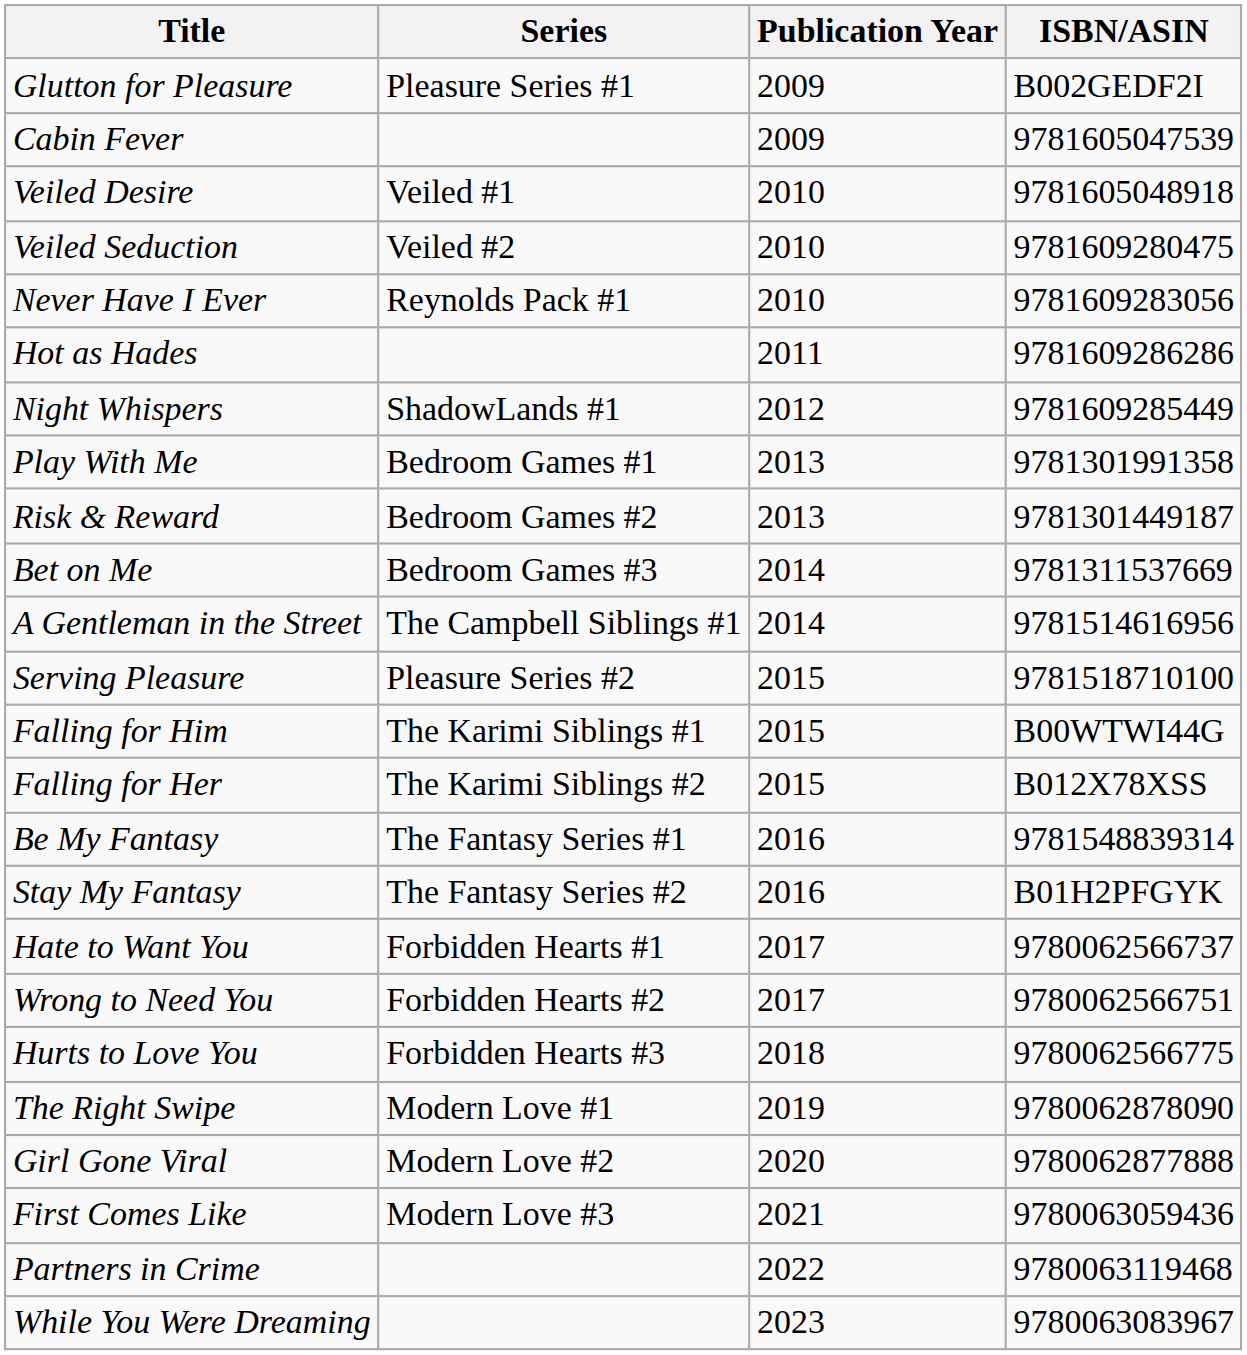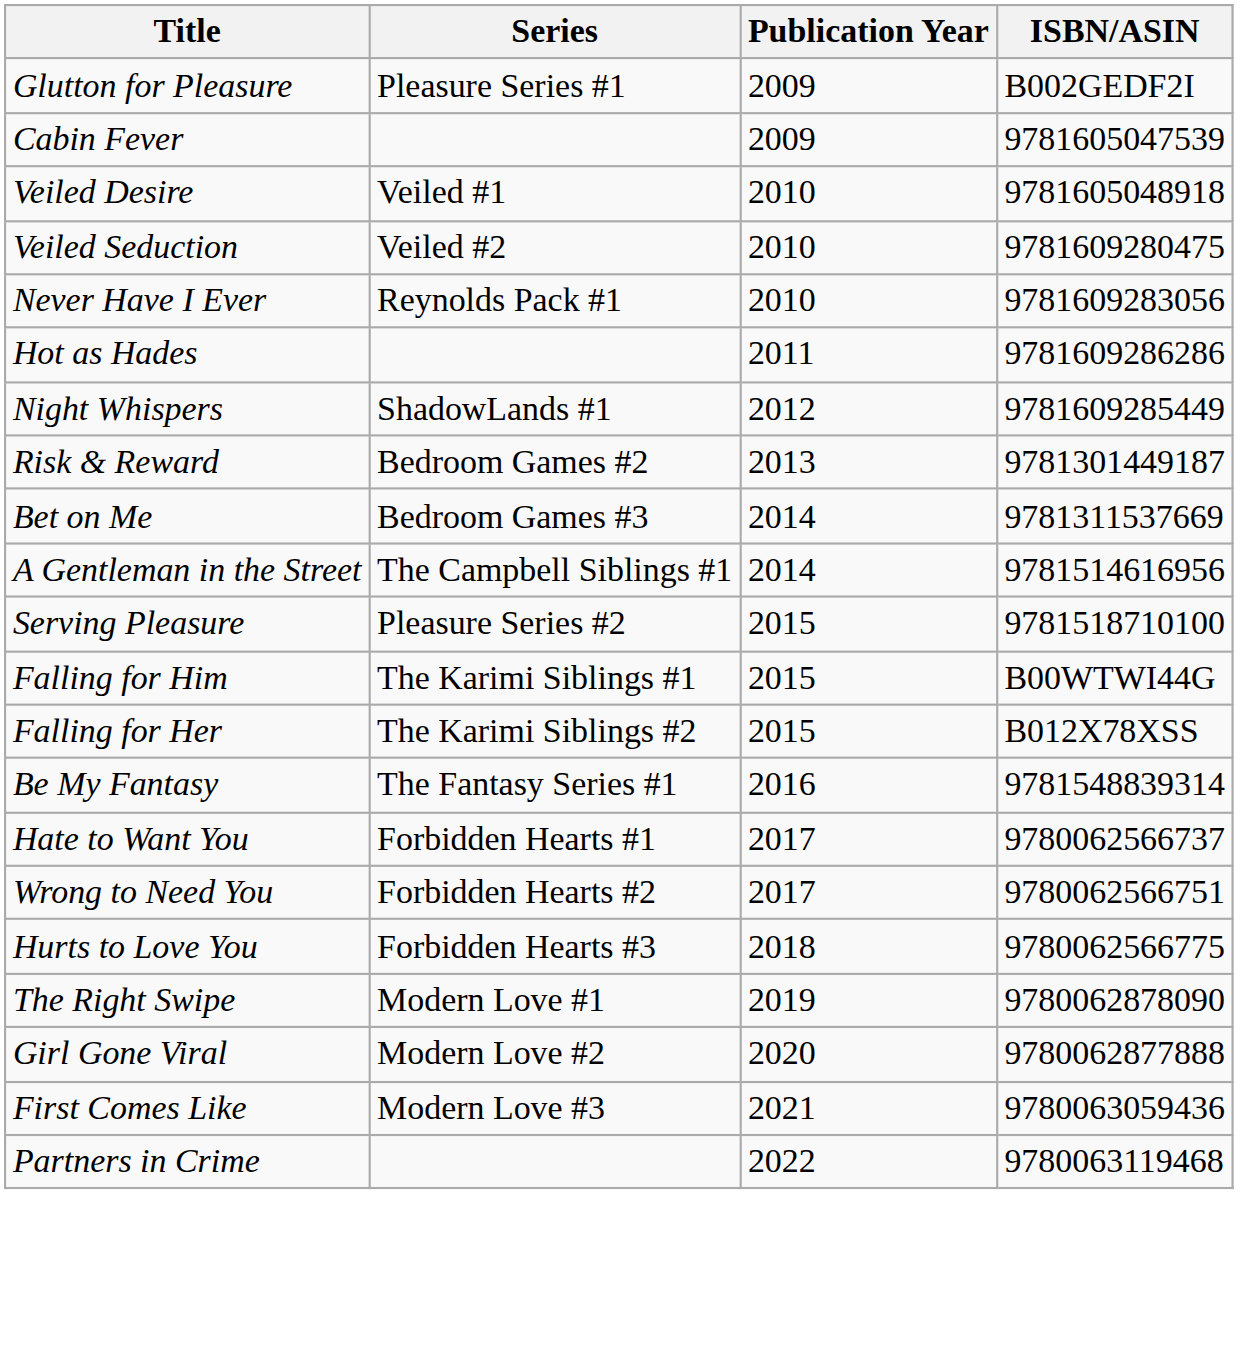- row: (105, 461)
- row: (127, 892)
- row: (192, 1322)
